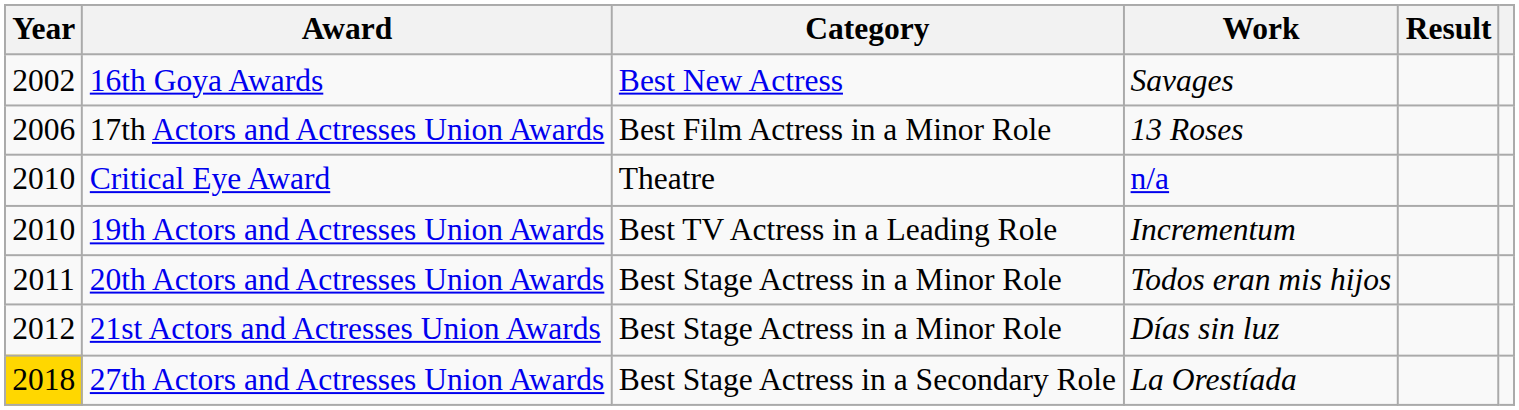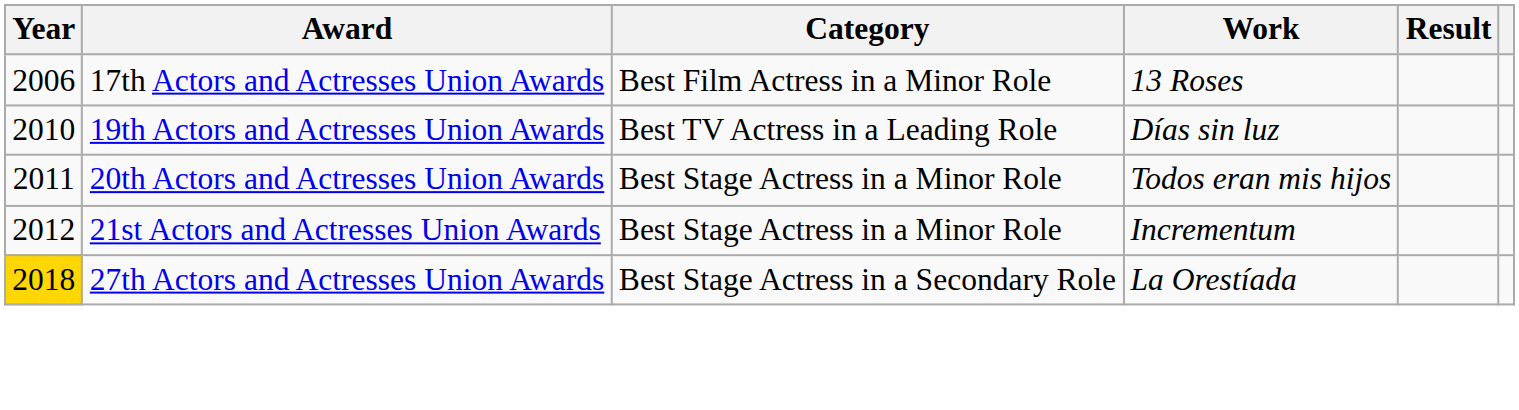- row: (207, 79)
- row: (210, 179)
(1213, 229) Incrementum -> (1205, 129) Días sin luz
(1205, 329) Días sin luz -> (1213, 229) Incrementum
